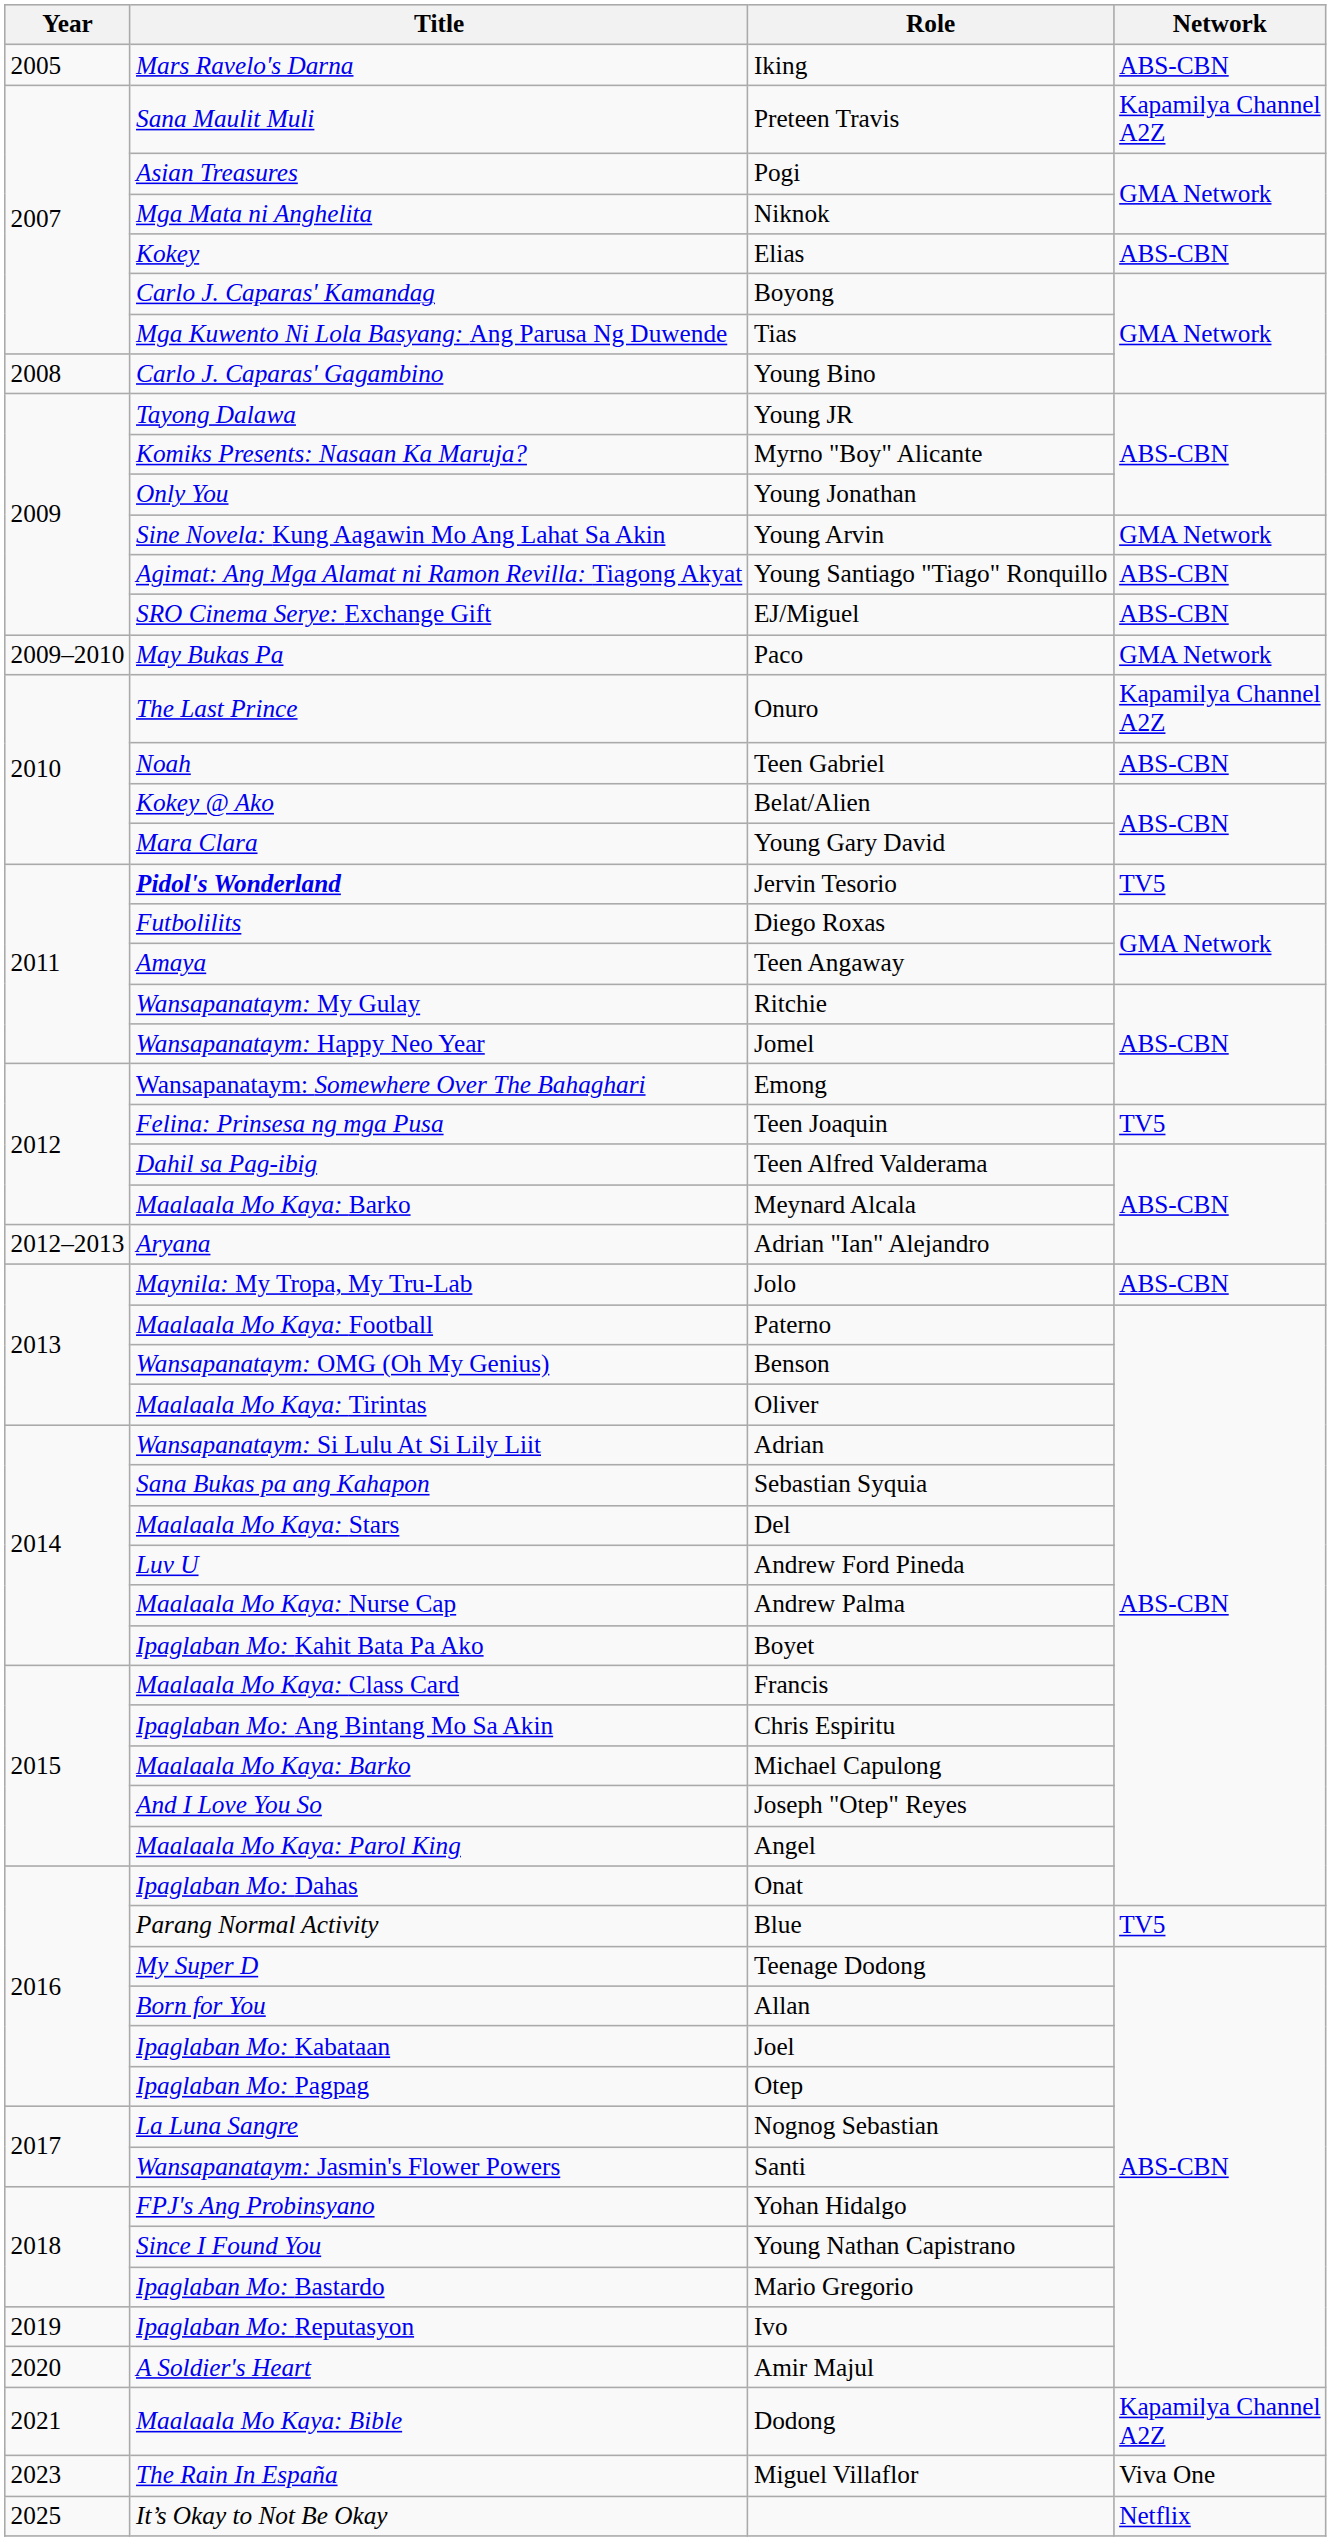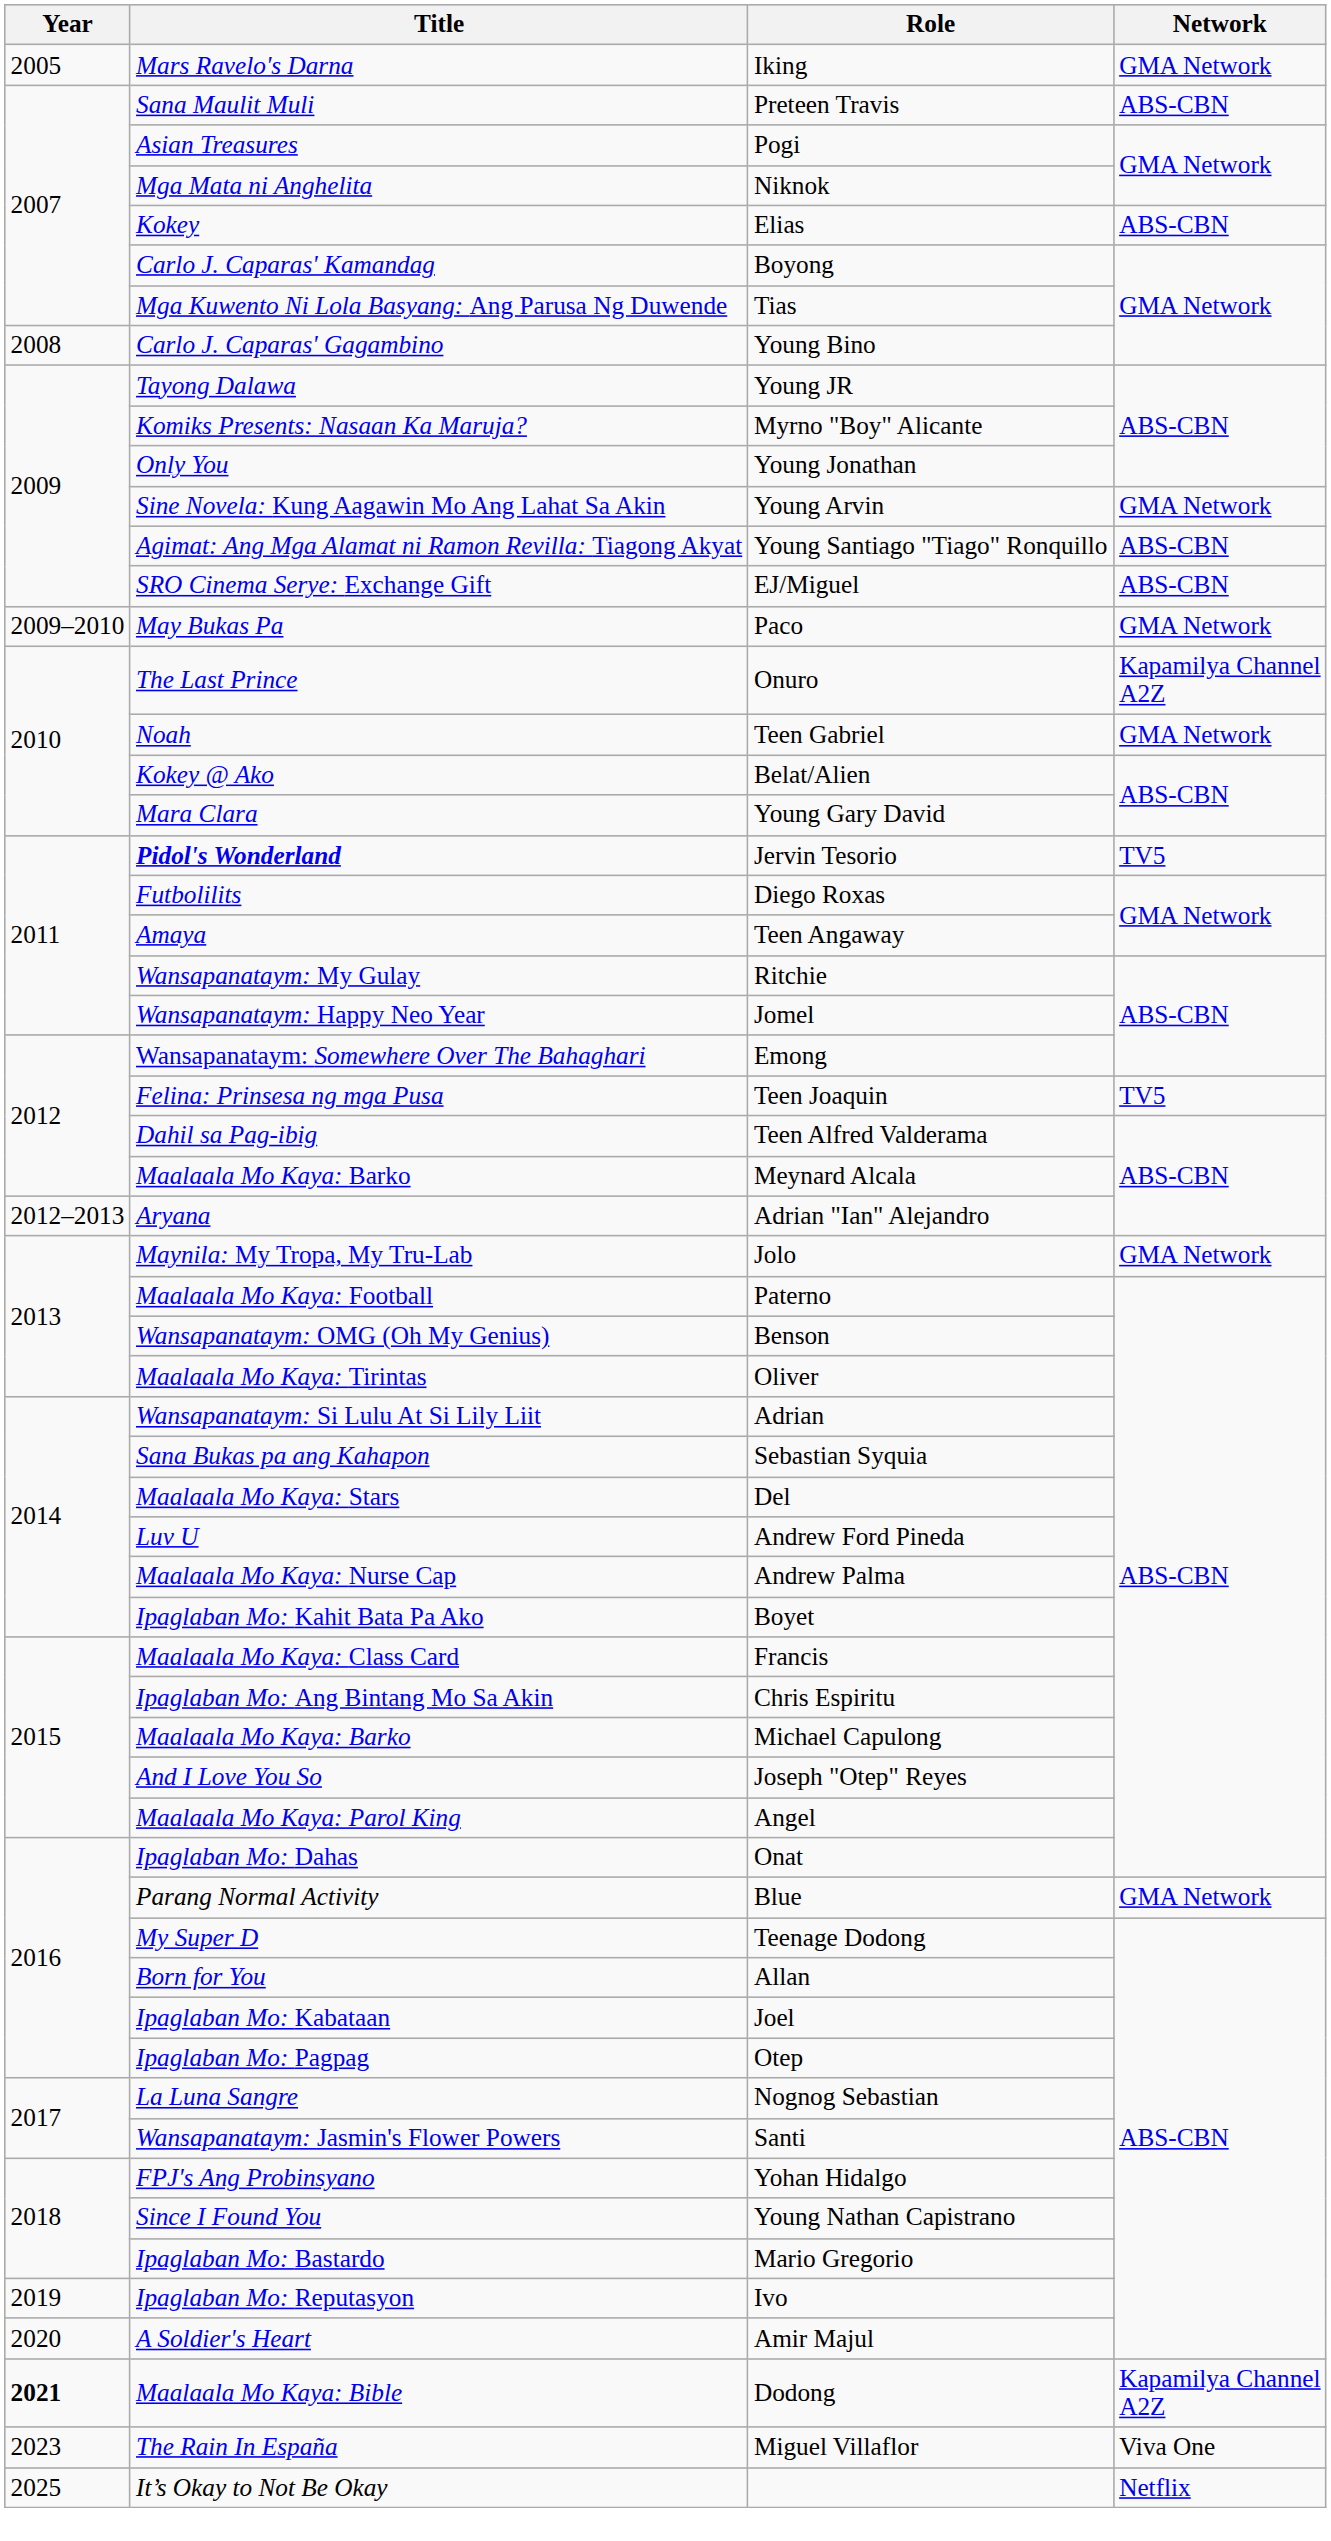(1174, 64) ABS-CBN -> (1195, 64) GMA Network
(1220, 118) Kapamilya Channel A2Z -> (1174, 104) ABS-CBN
(1174, 762) ABS-CBN -> (1195, 734) GMA Network
(1174, 1284) ABS-CBN -> (1195, 1255) GMA Network
(1142, 1925) TV5 -> (1195, 1897) GMA Network
(36, 2421) normal -> (36, 2392) bold
